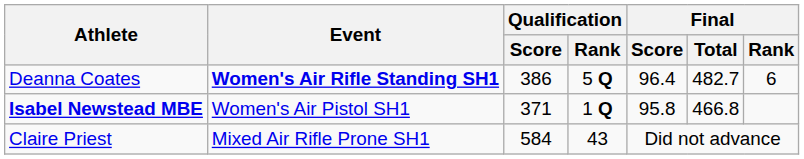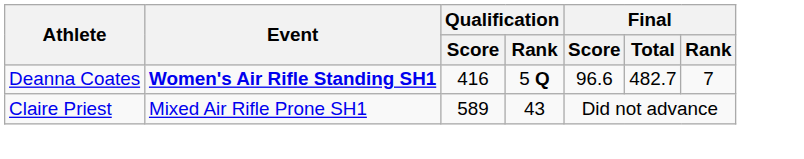(536, 80) 386 -> (473, 80) 416
(657, 80) 96.4 -> (594, 80) 96.6
(771, 80) 6 -> (708, 80) 7
- row: (106, 109)
(536, 139) 584 -> (473, 109) 589
